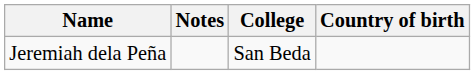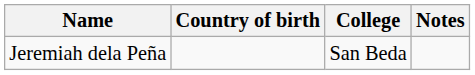columns swapped: (392, 20) <-> (200, 20)
